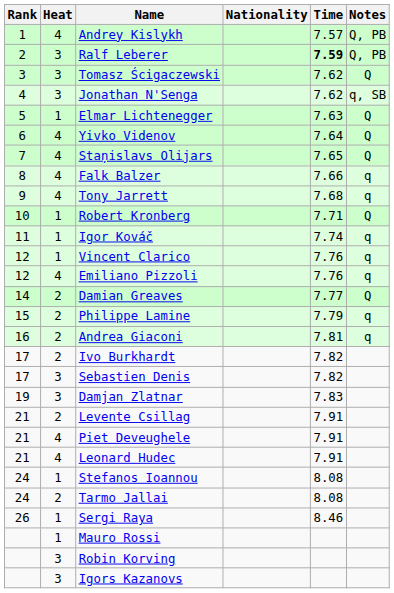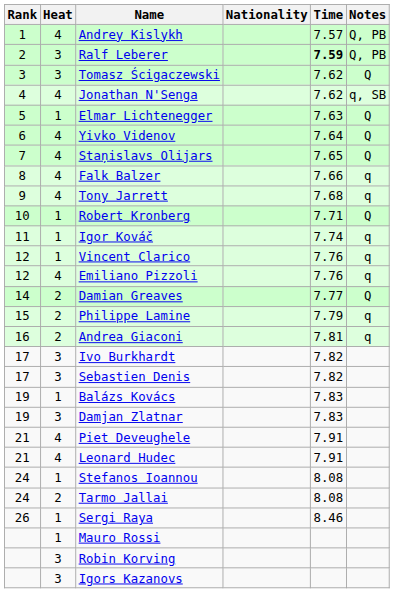(58, 95) 3 -> (58, 95) 4
(58, 357) 2 -> (58, 357) 3
+ row: (127, 397)
- row: (134, 417)
